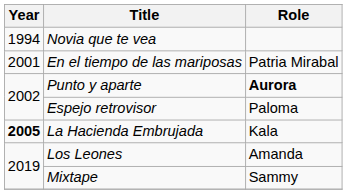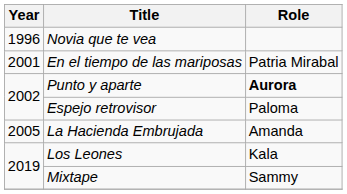(24, 39) 1994 -> (24, 39) 1996
(24, 131) bold -> (24, 131) normal
(263, 131) Kala -> (276, 131) Amanda
(276, 154) Amanda -> (263, 154) Kala
